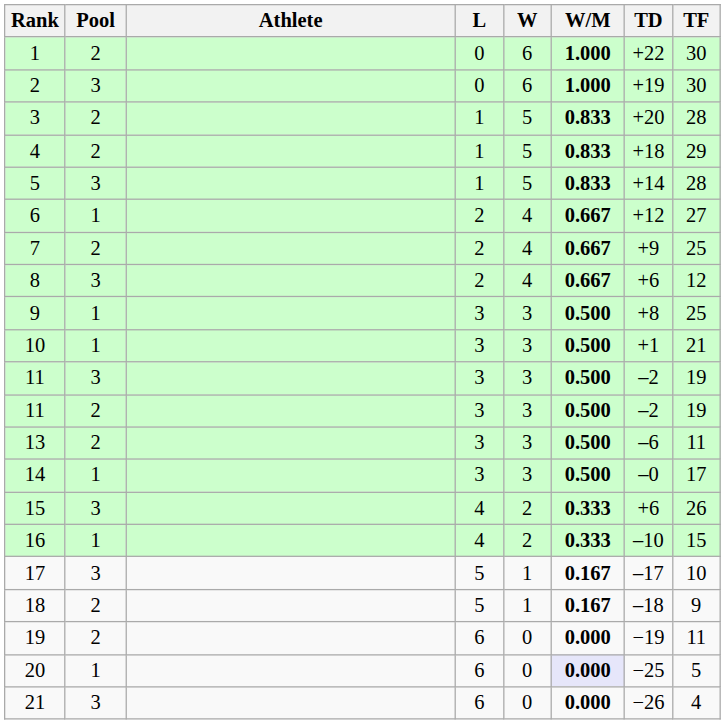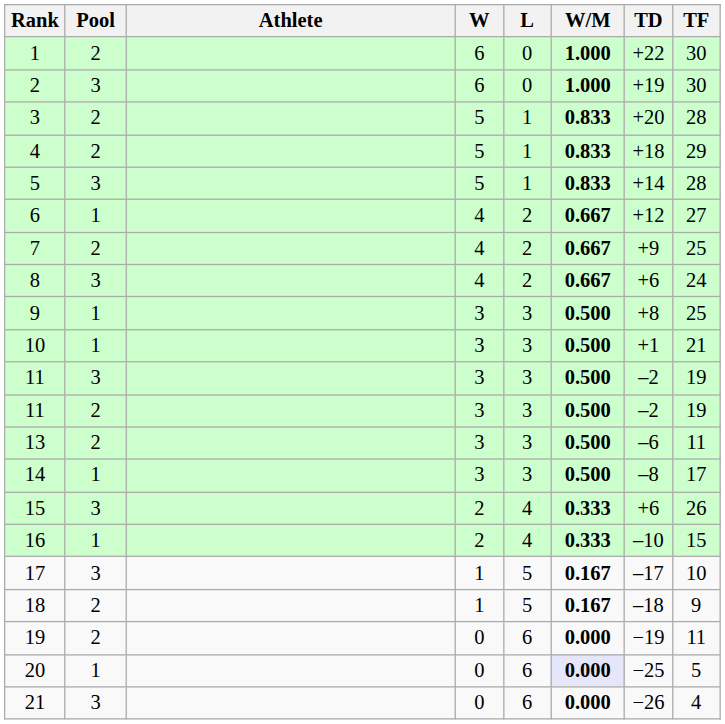columns swapped: (527, 20) <-> (479, 20)
(696, 280) 12 -> (696, 280) 24
(648, 475) –0 -> (648, 475) –8
